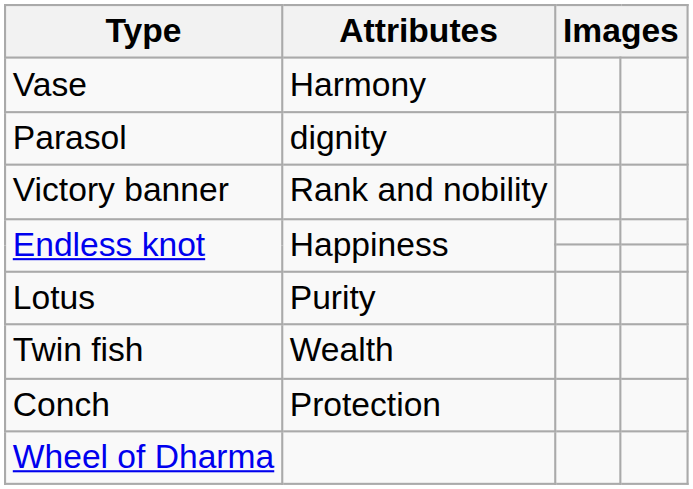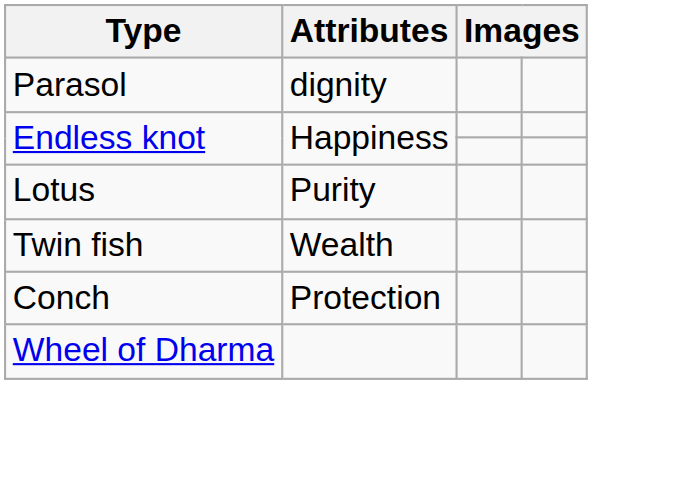- row: (50, 84)
- row: (121, 191)
